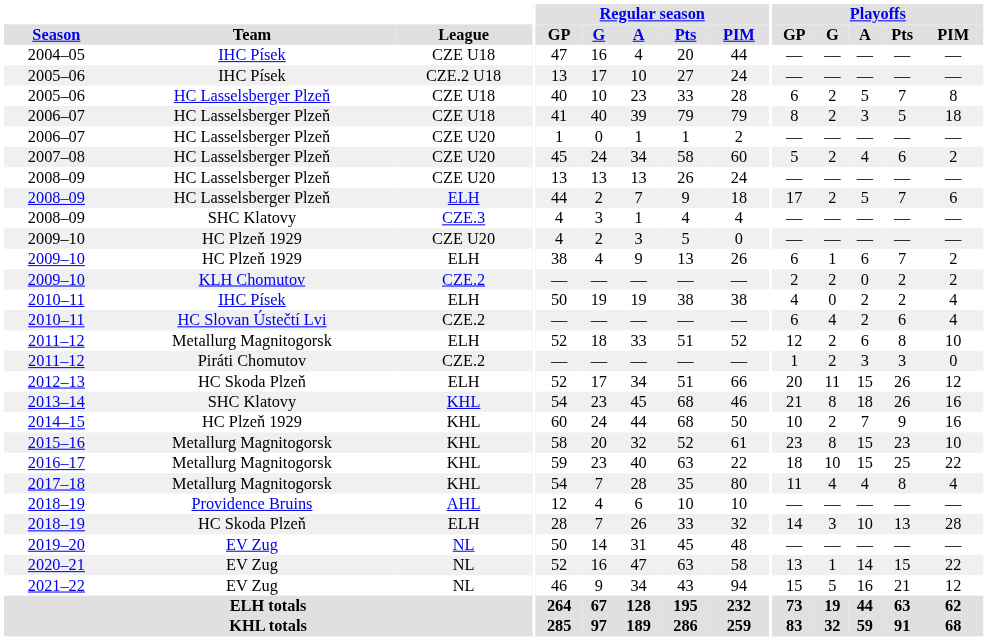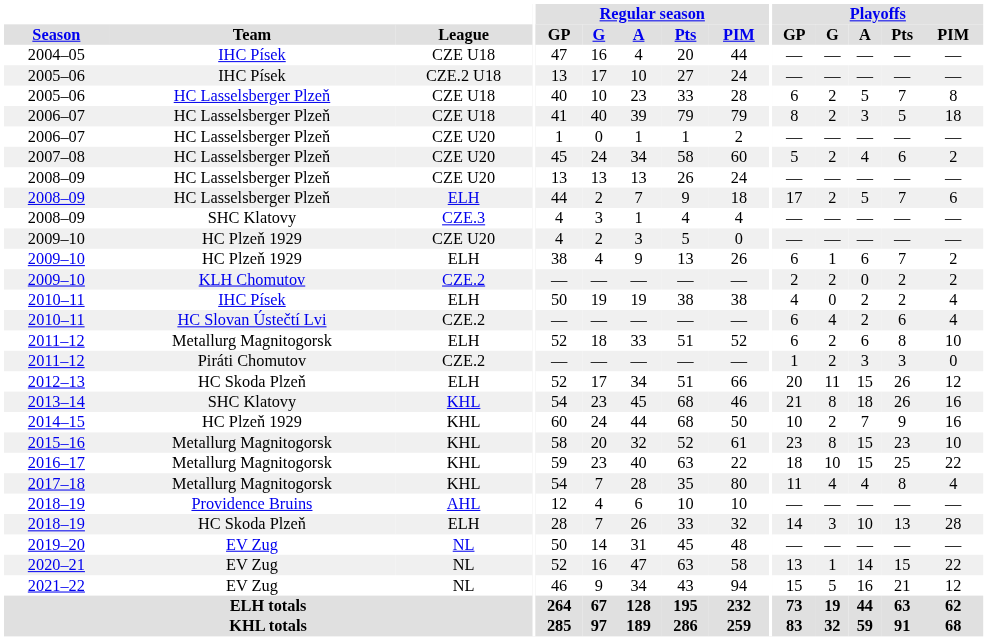(794, 340) 12 -> (794, 340) 6
